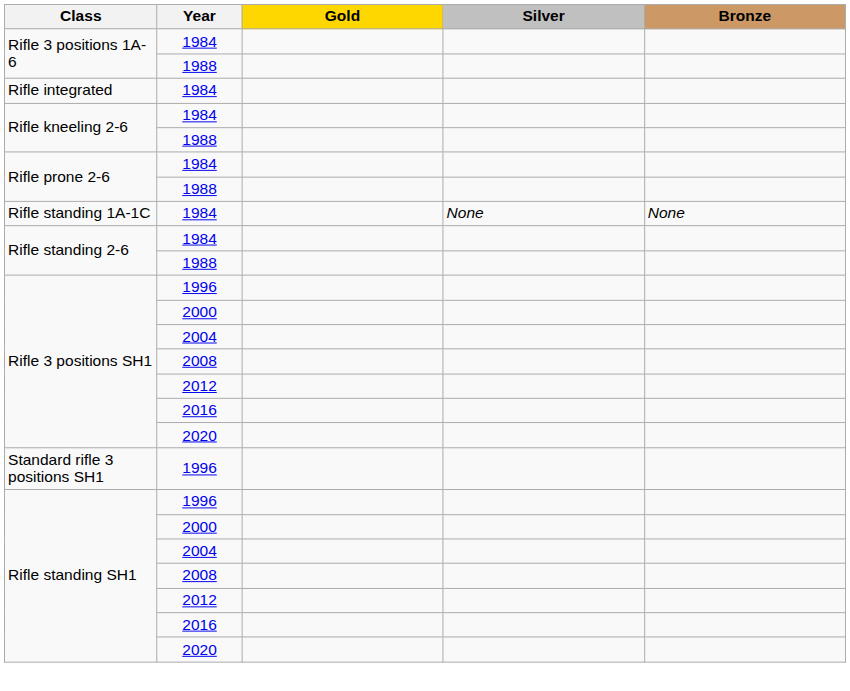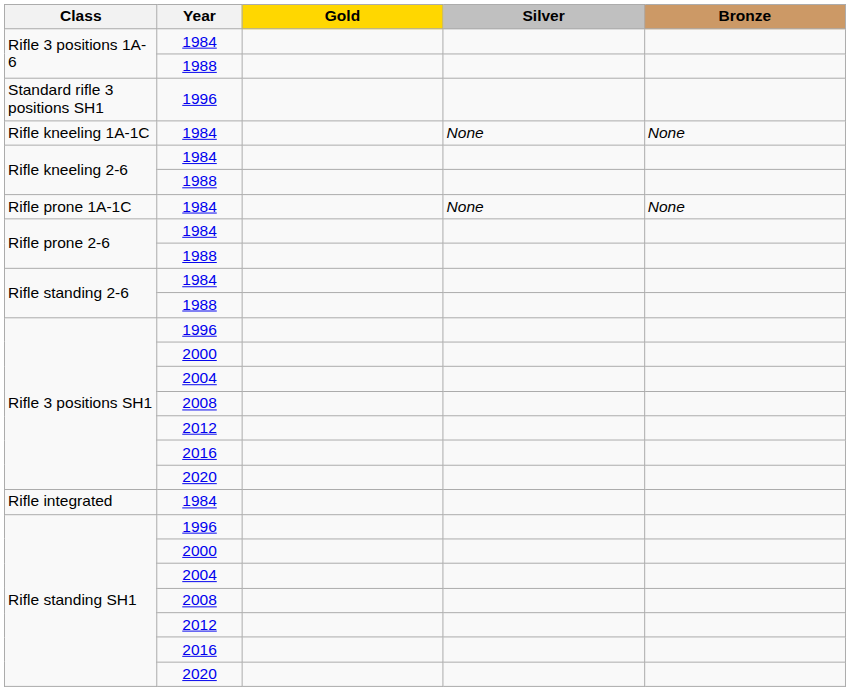rows swapped: (60, 90) <-> (61, 468)
+ row: (79, 132)
+ row: (70, 206)
- row: (79, 213)
